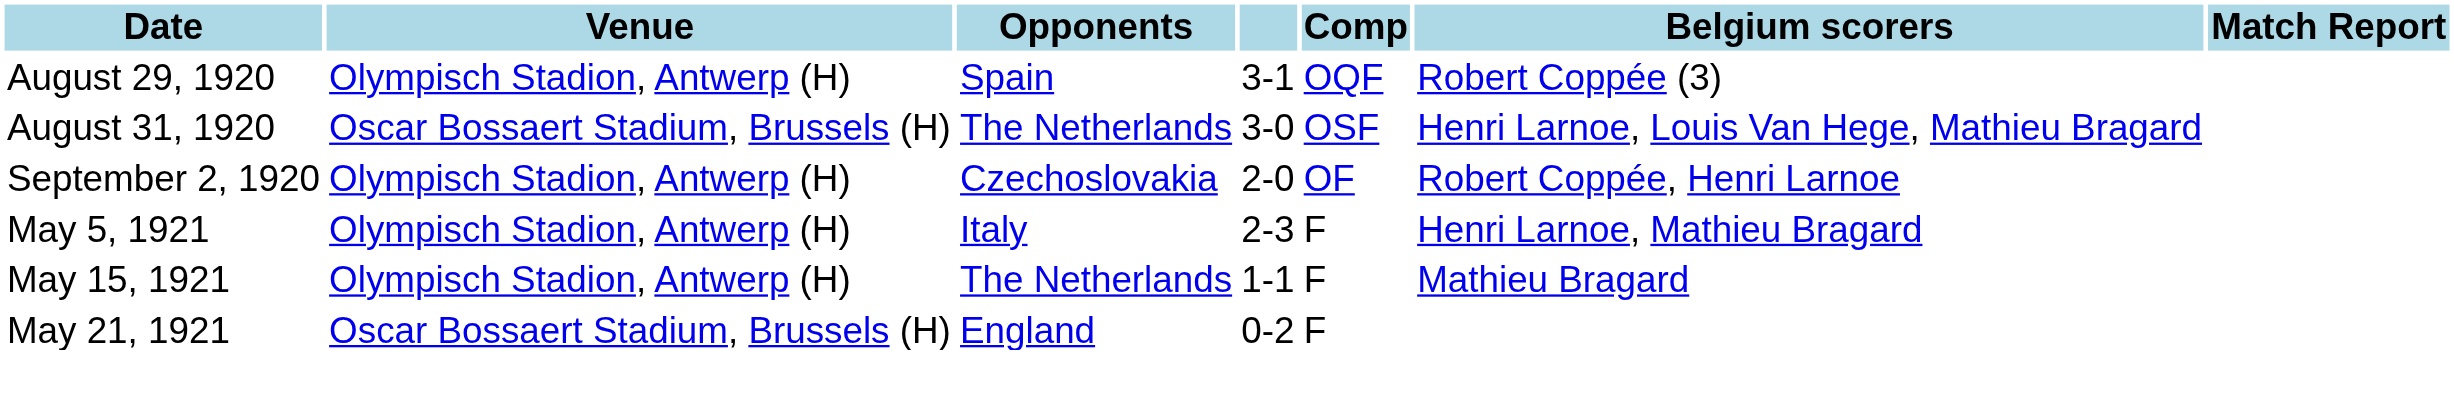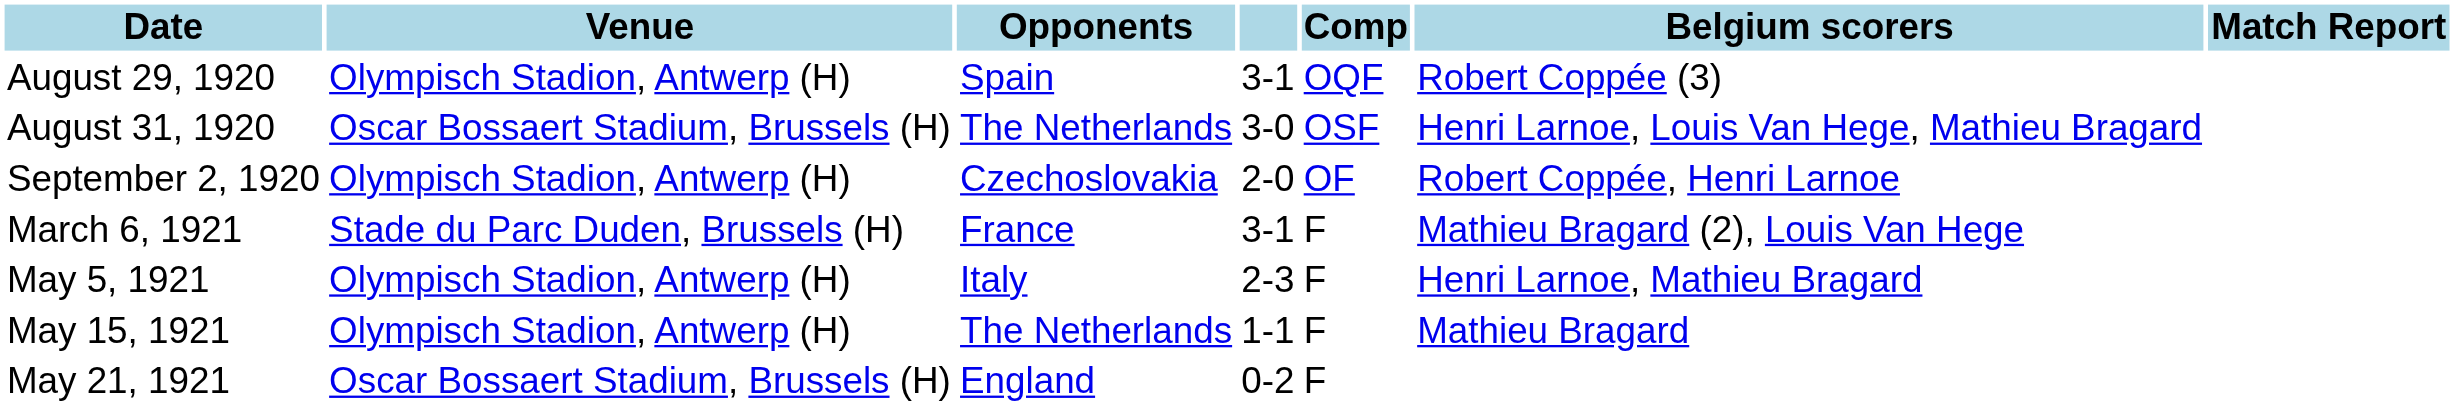+ row: (125, 229)
